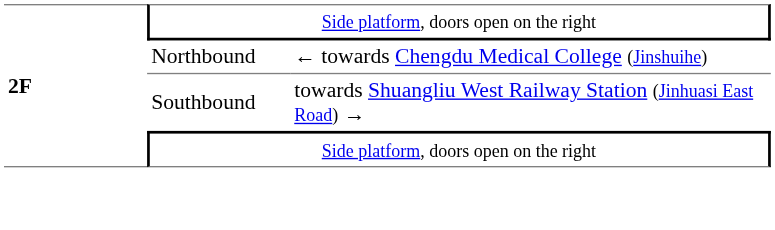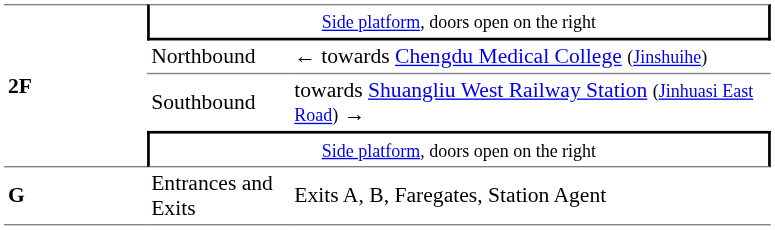+ row: (212, 195)
